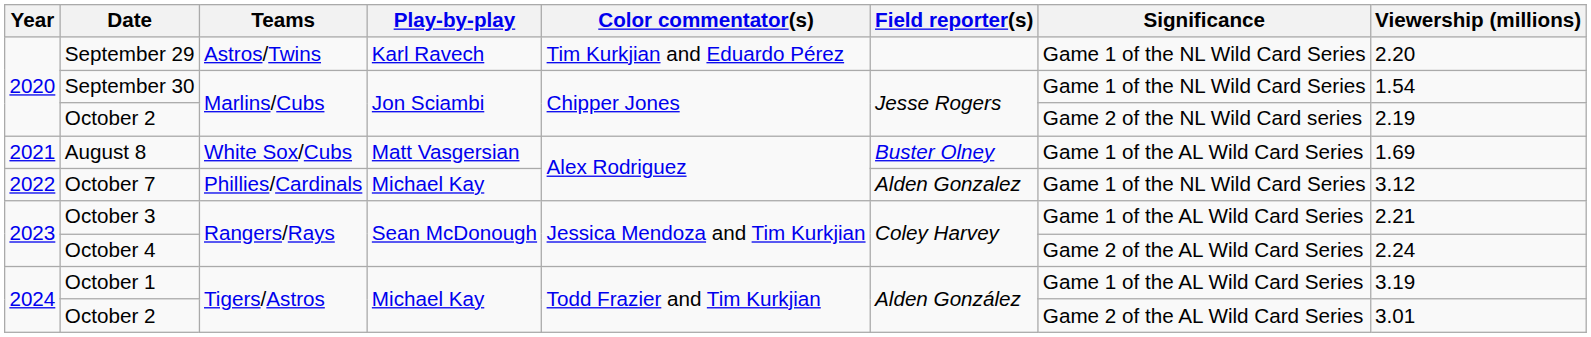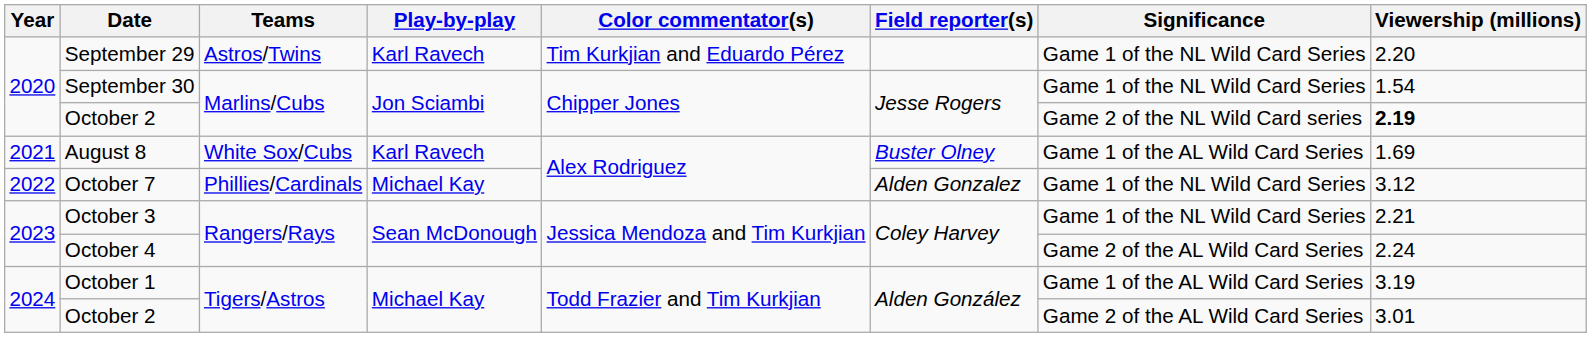(1395, 119) normal -> (1395, 119) bold
(446, 151) Matt Vasgersian -> (428, 151) Karl Ravech
(1203, 217) Game 1 of the AL Wild Card Series -> (1204, 217) Game 1 of the NL Wild Card Series
